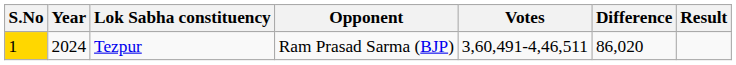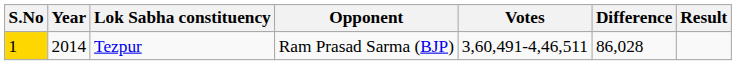(69, 45) 2024 -> (69, 45) 2014
(620, 45) 86,020 -> (620, 45) 86,028
